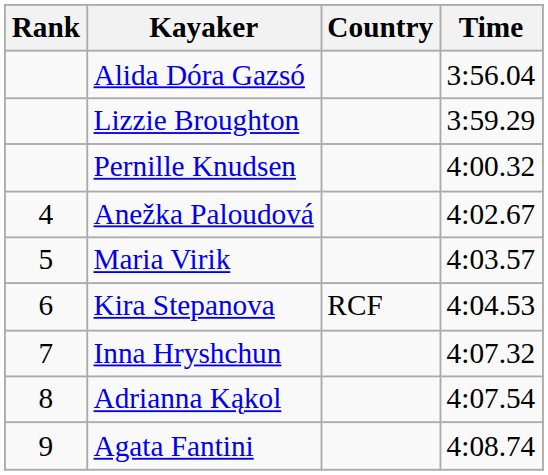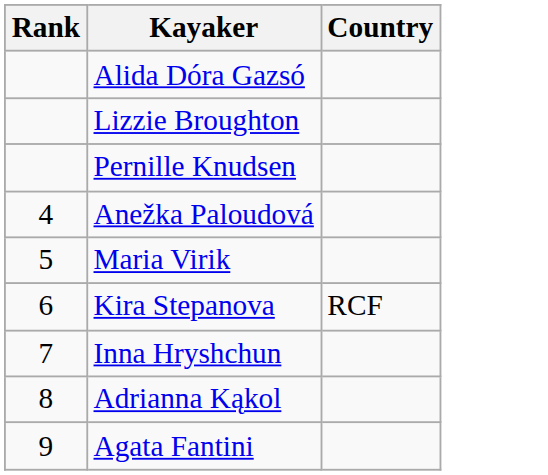- column: (491, 27)
